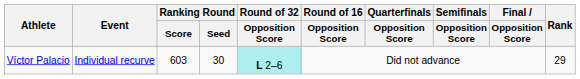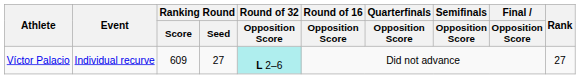(178, 61) 603 -> (178, 61) 609
(219, 61) 30 -> (219, 61) 27
(560, 61) 29 -> (560, 61) 27
